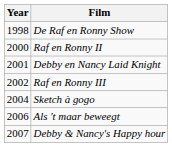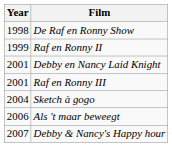(18, 47) 2000 -> (18, 47) 1999
(18, 82) 2002 -> (18, 82) 2001
